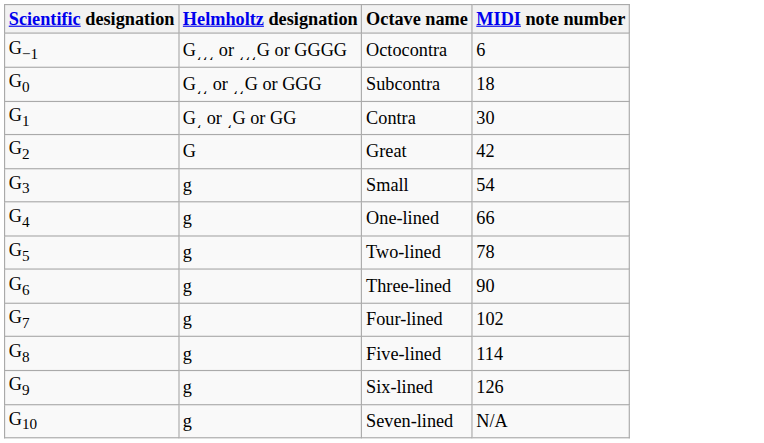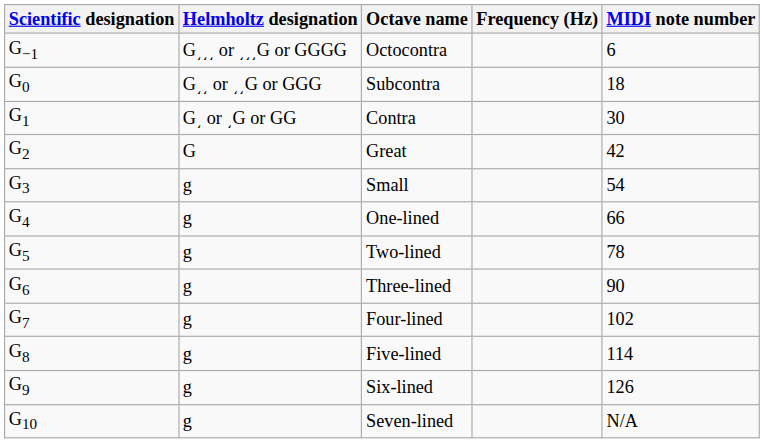+ column: (537, 18)
